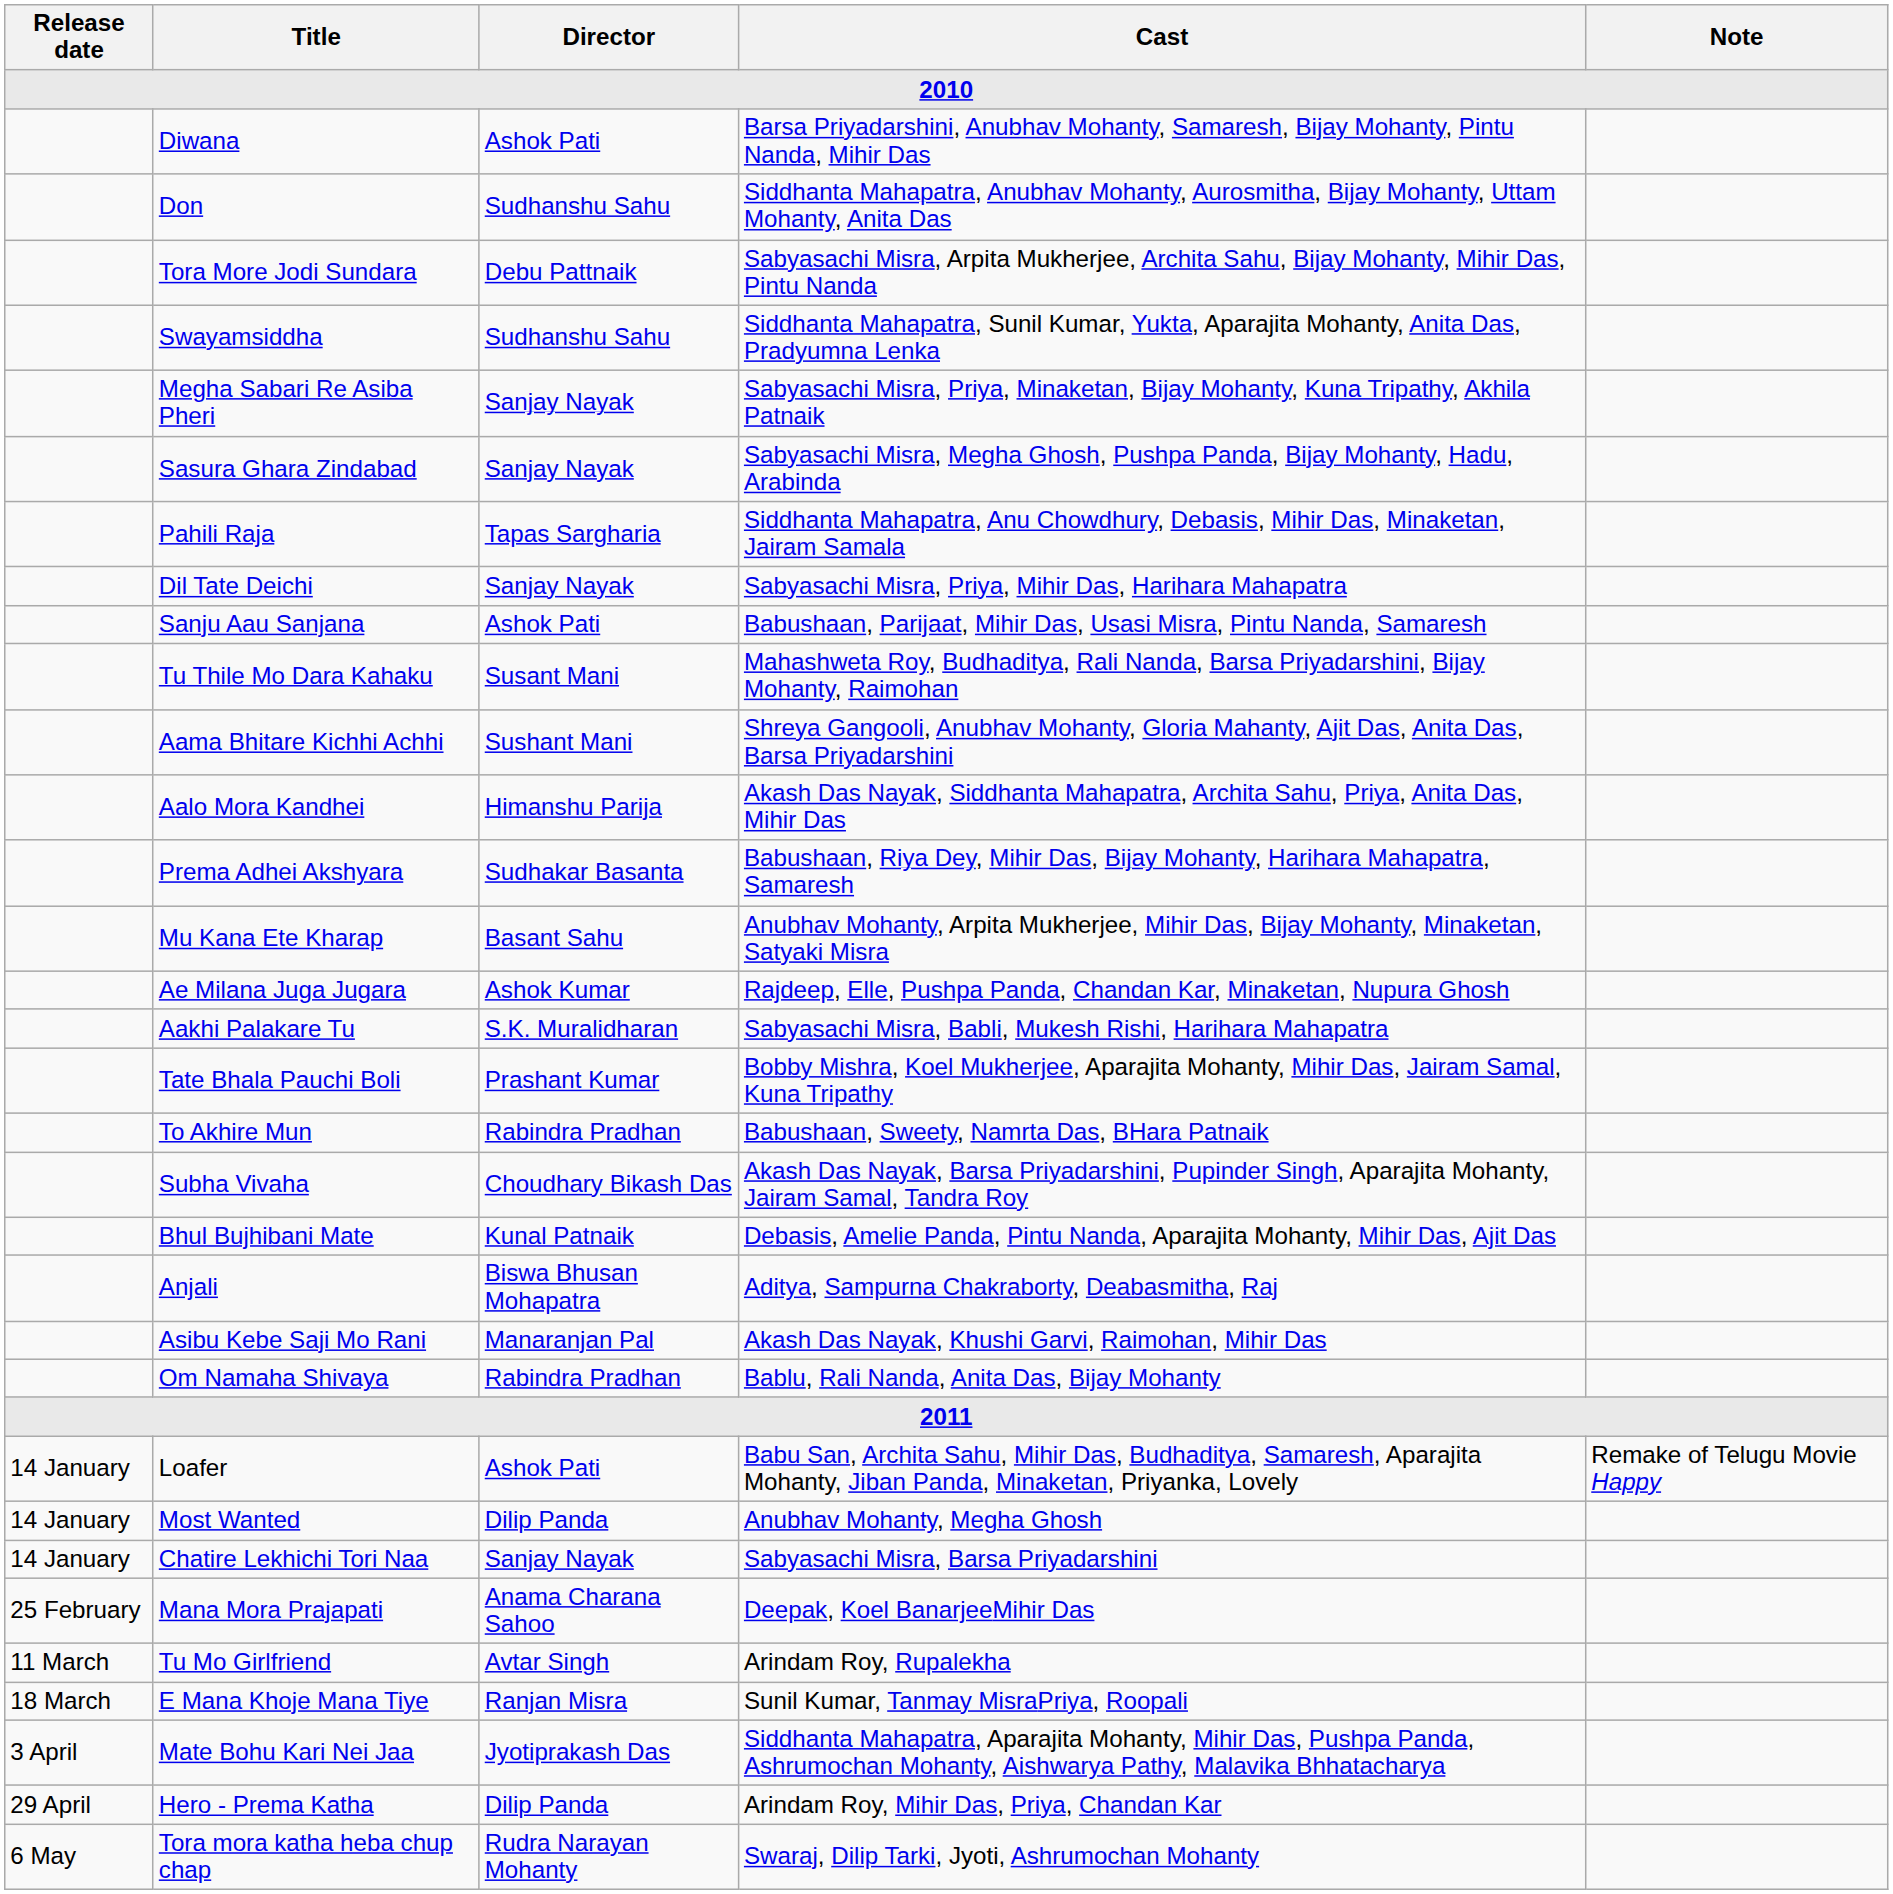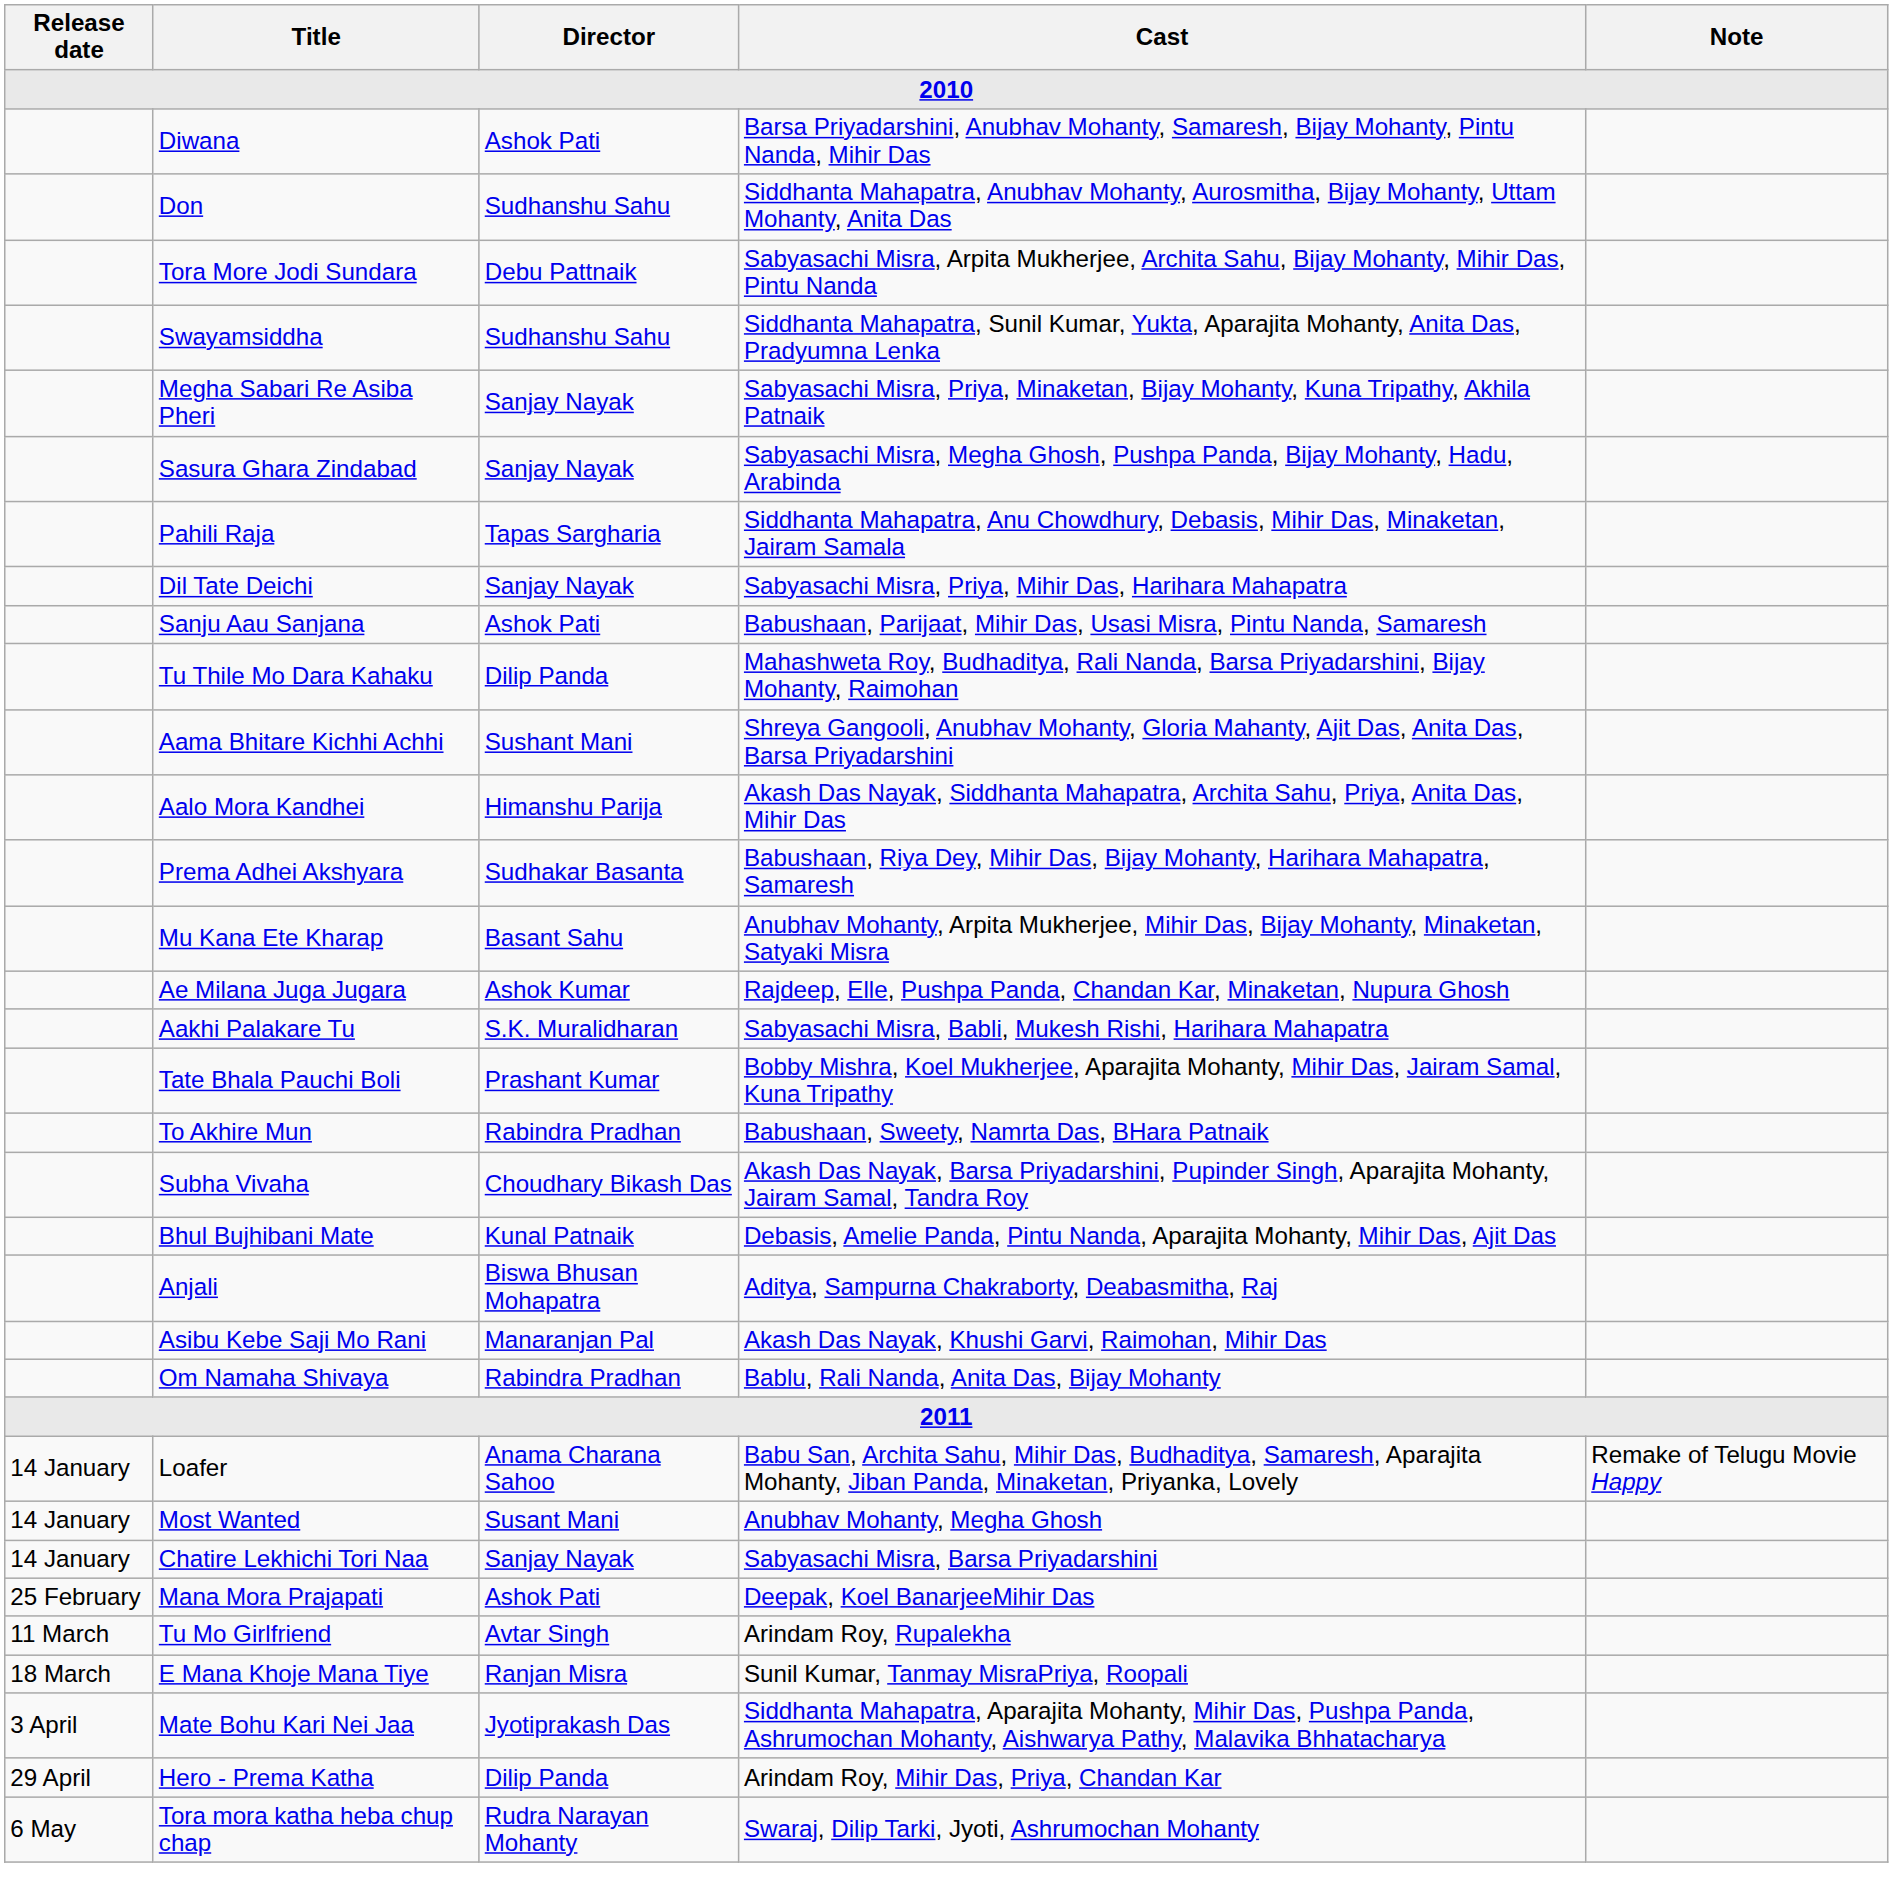(552, 676) Susant Mani -> (547, 676) Dilip Panda
(542, 1468) Ashok Pati -> (573, 1468) Anama Charana Sahoo
(547, 1520) Dilip Panda -> (552, 1520) Susant Mani
(573, 1610) Anama Charana Sahoo -> (542, 1596) Ashok Pati
